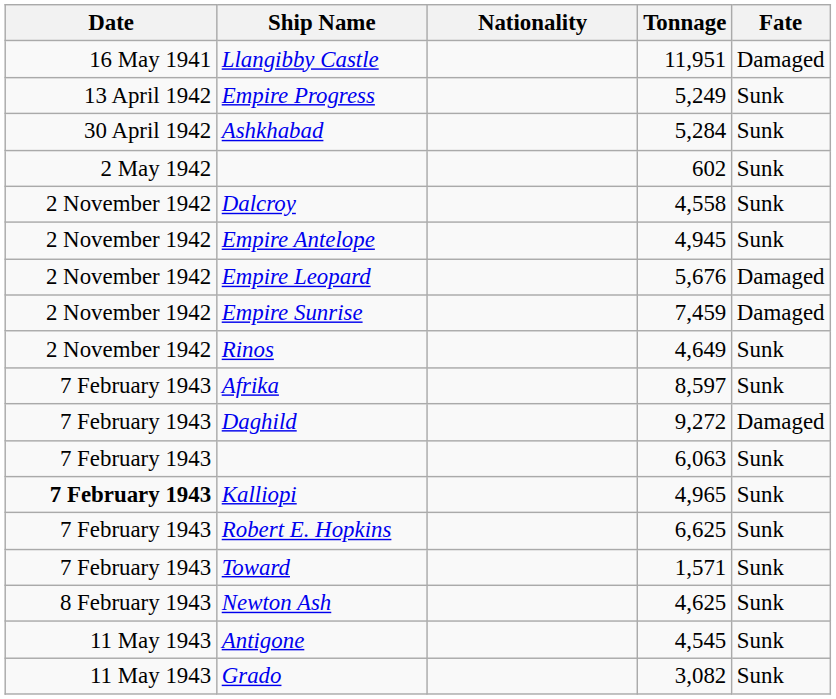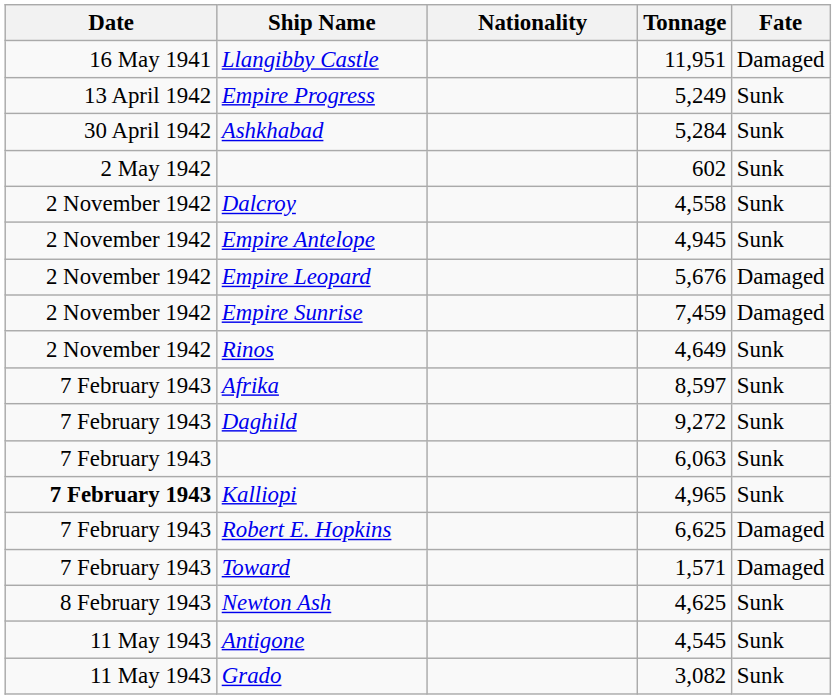(781, 421) Damaged -> (760, 421) Sunk
(760, 530) Sunk -> (781, 530) Damaged
(760, 566) Sunk -> (781, 566) Damaged
